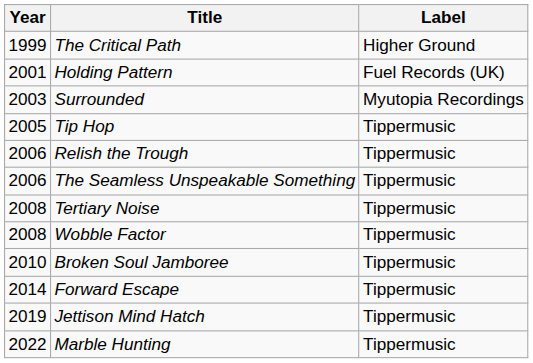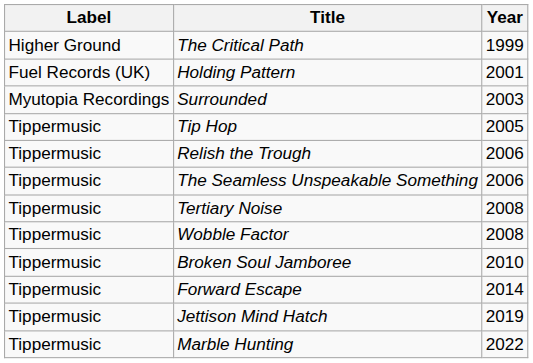columns swapped: (28, 18) <-> (443, 18)
